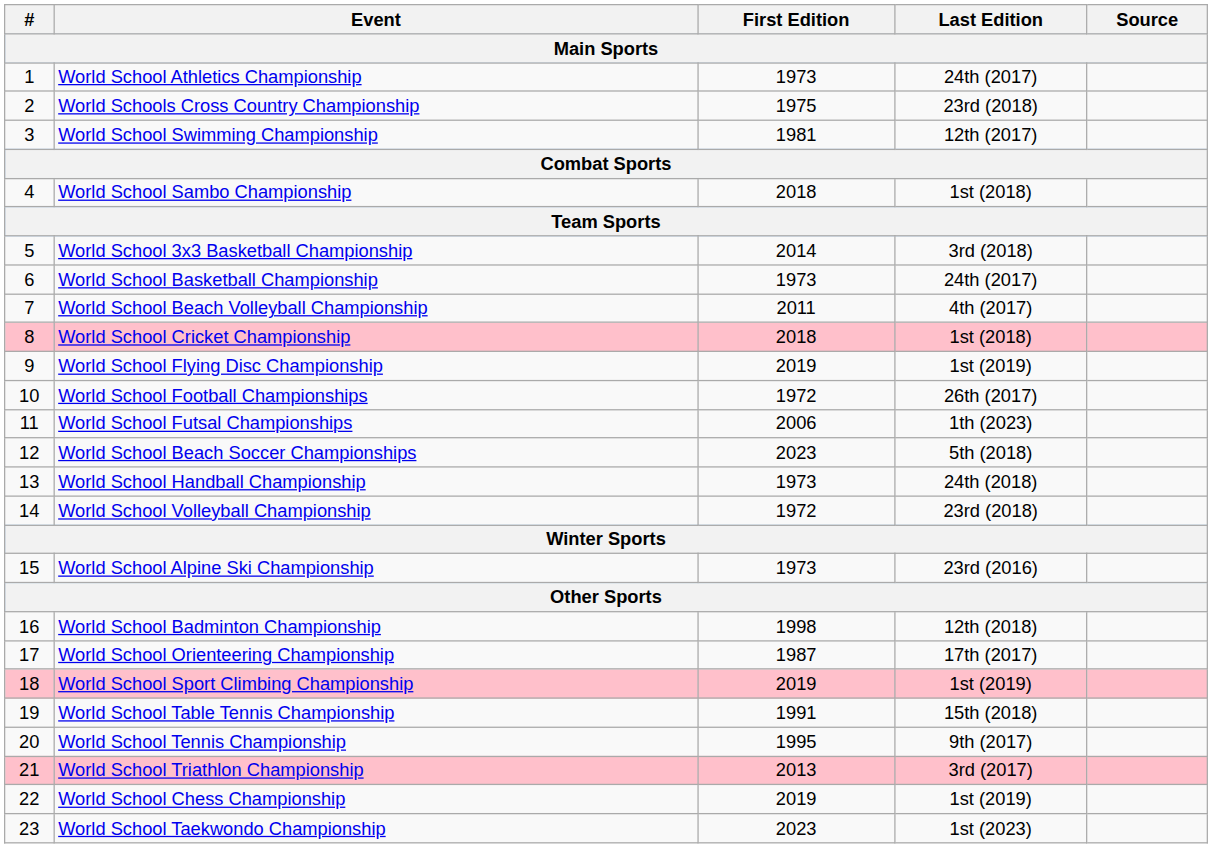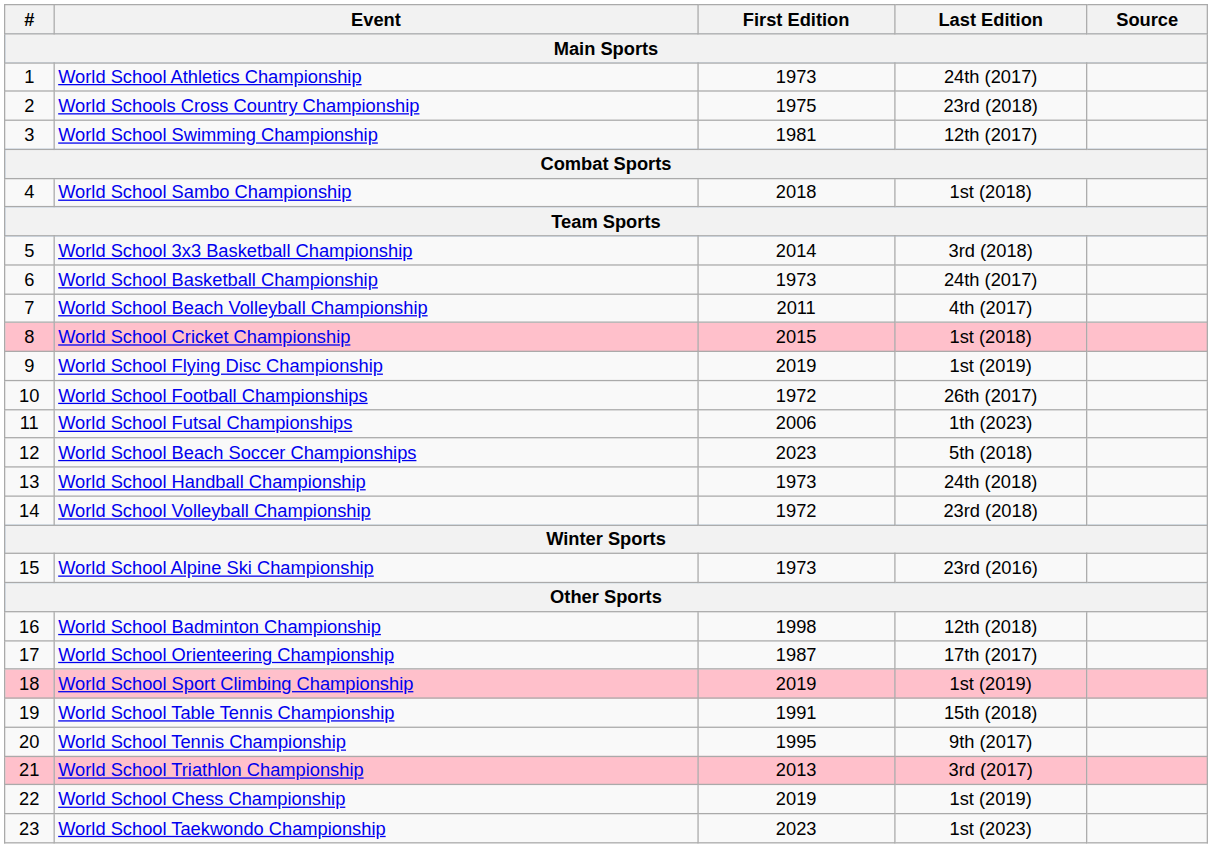(796, 337) 2018 -> (796, 337) 2015
